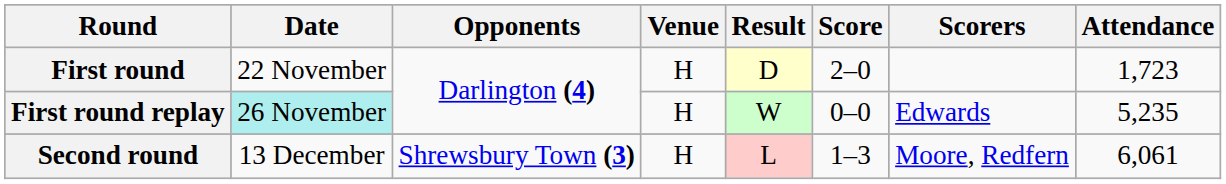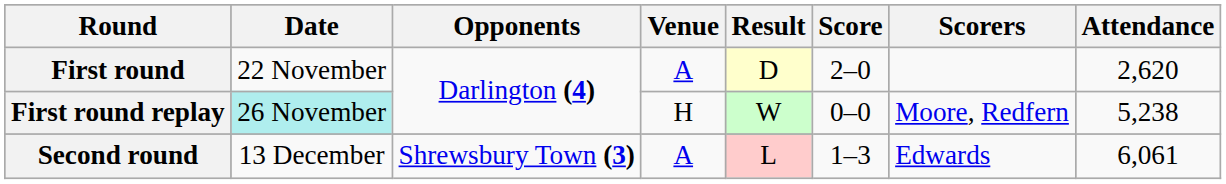(683, 69) H -> (683, 69) A
(1148, 69) 1,723 -> (1148, 69) 2,620
(943, 112) Edwards -> (982, 112) Moore, Redfern
(1148, 112) 5,235 -> (1148, 112) 5,238
(683, 155) H -> (683, 155) A
(982, 155) Moore, Redfern -> (943, 155) Edwards
